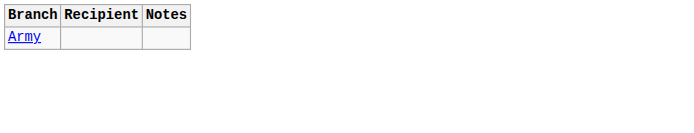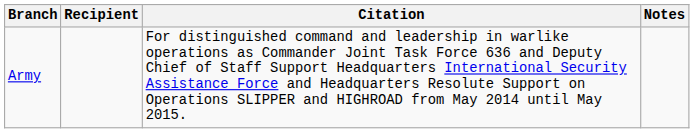+ column: (391, 16)
